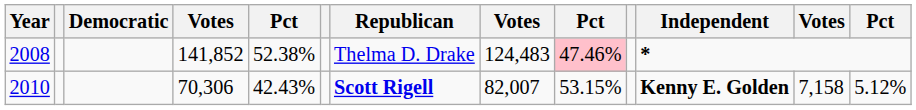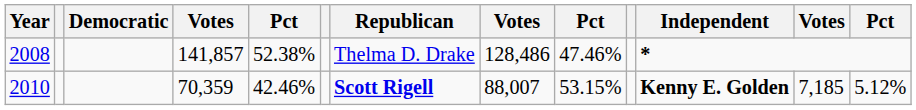(211, 54) 141,852 -> (211, 54) 141,857
(517, 54) 124,483 -> (517, 54) 128,486
(590, 54) pink background -> (590, 54) no background
(206, 87) 70,306 -> (206, 87) 70,359
(284, 87) 42.43% -> (284, 87) 42.46%
(512, 87) 82,007 -> (512, 87) 88,007
(821, 87) 7,158 -> (821, 87) 7,185
